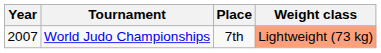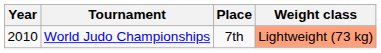(23, 36) 2007 -> (23, 36) 2010
